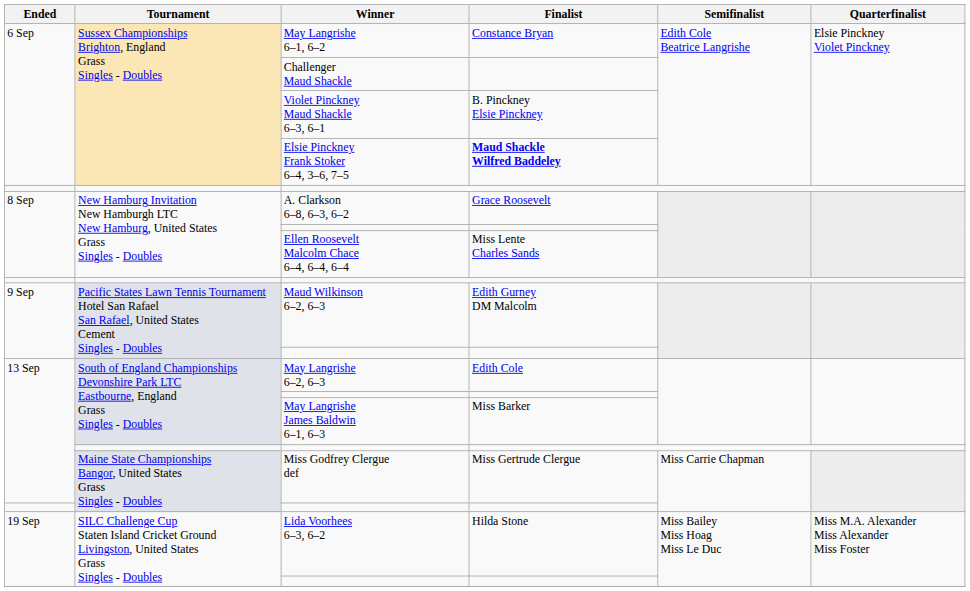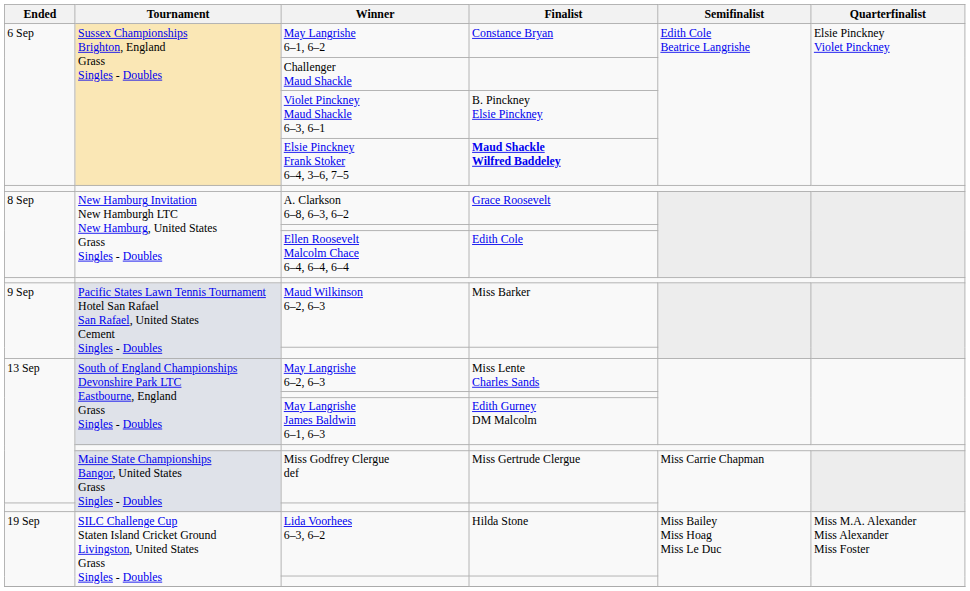(506, 246) Miss Lente Charles Sands -> (498, 239) Edith Cole
(504, 299) Edith Gurney DM Malcolm -> (501, 292) Miss Barker
(498, 367) Edith Cole -> (506, 374) Miss Lente Charles Sands
(501, 406) Miss Barker -> (504, 413) Edith Gurney DM Malcolm
